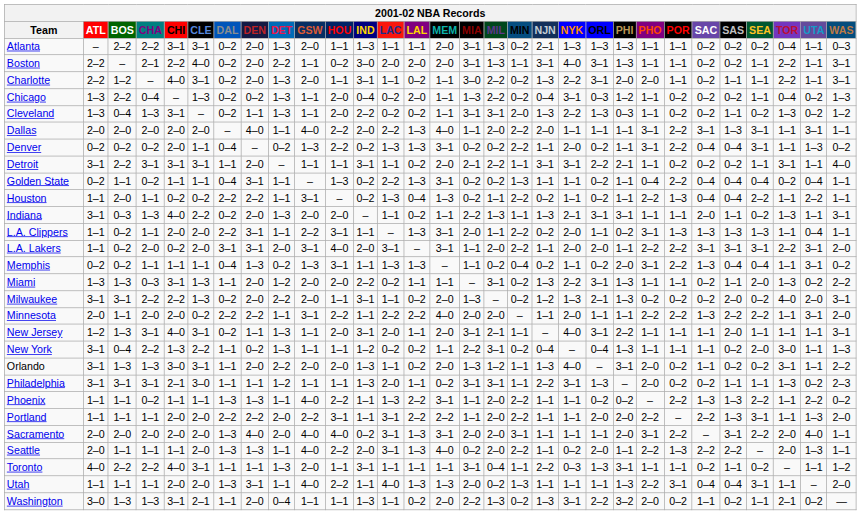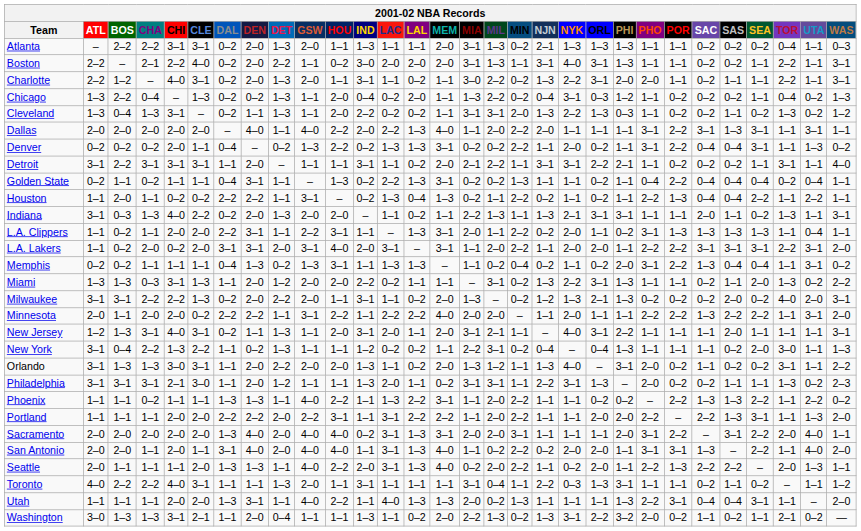(255, 384) 1–1 -> (255, 384) 2–0
+ row: (36, 451)
